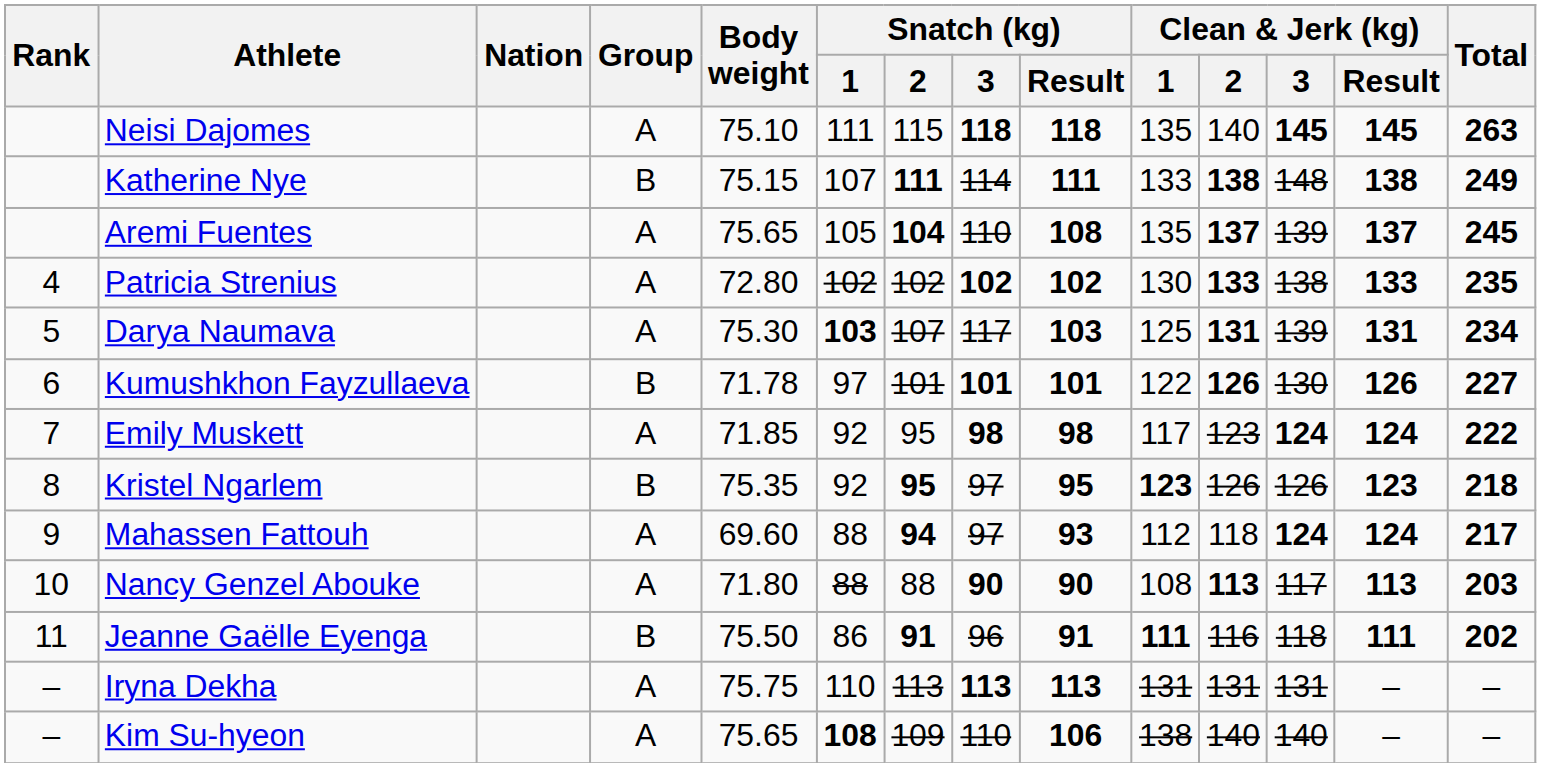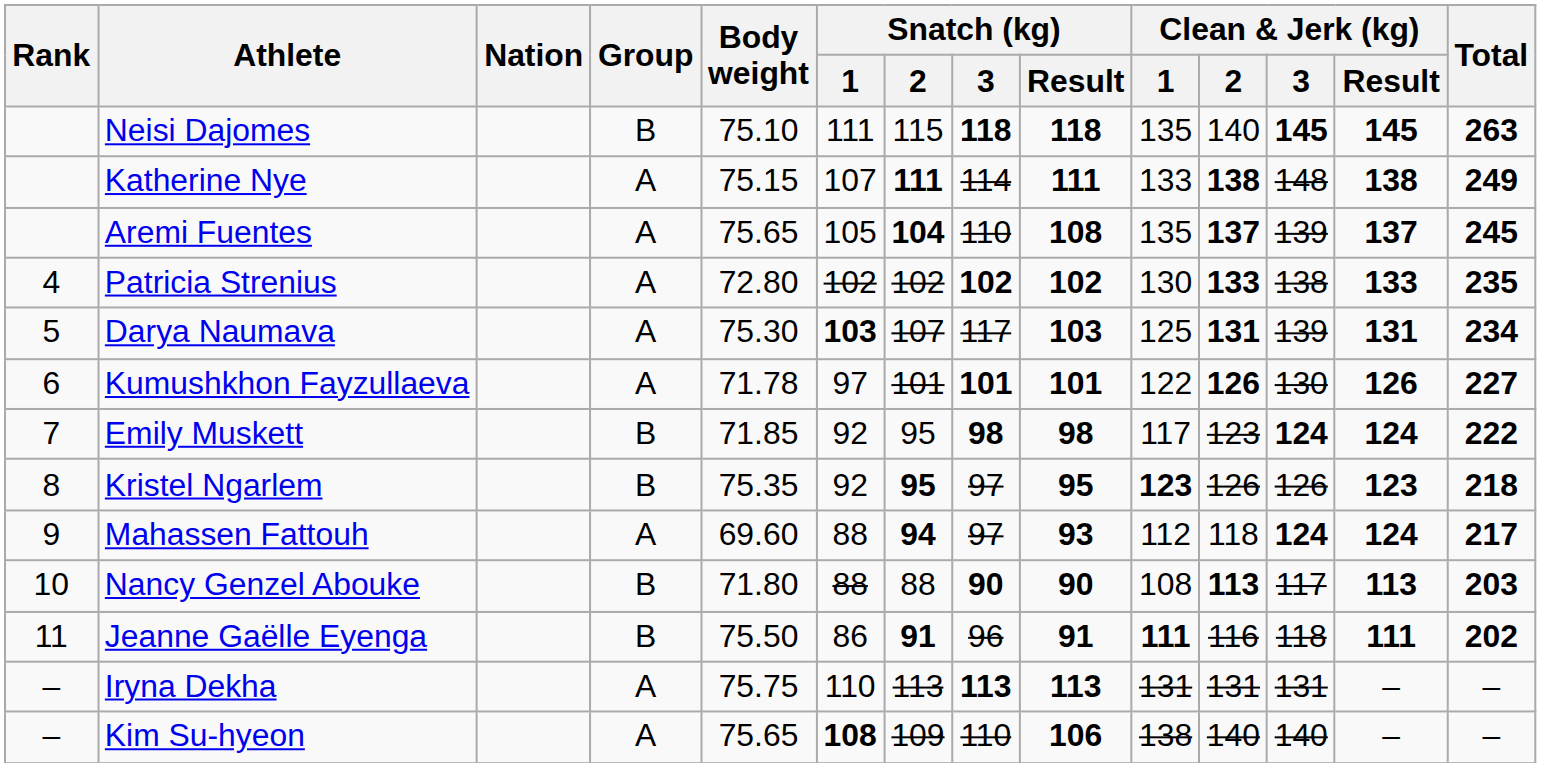(646, 130) A -> (646, 130) B
(646, 181) B -> (646, 181) A
(646, 383) B -> (646, 383) A
(646, 433) A -> (646, 433) B
(646, 585) A -> (646, 585) B
